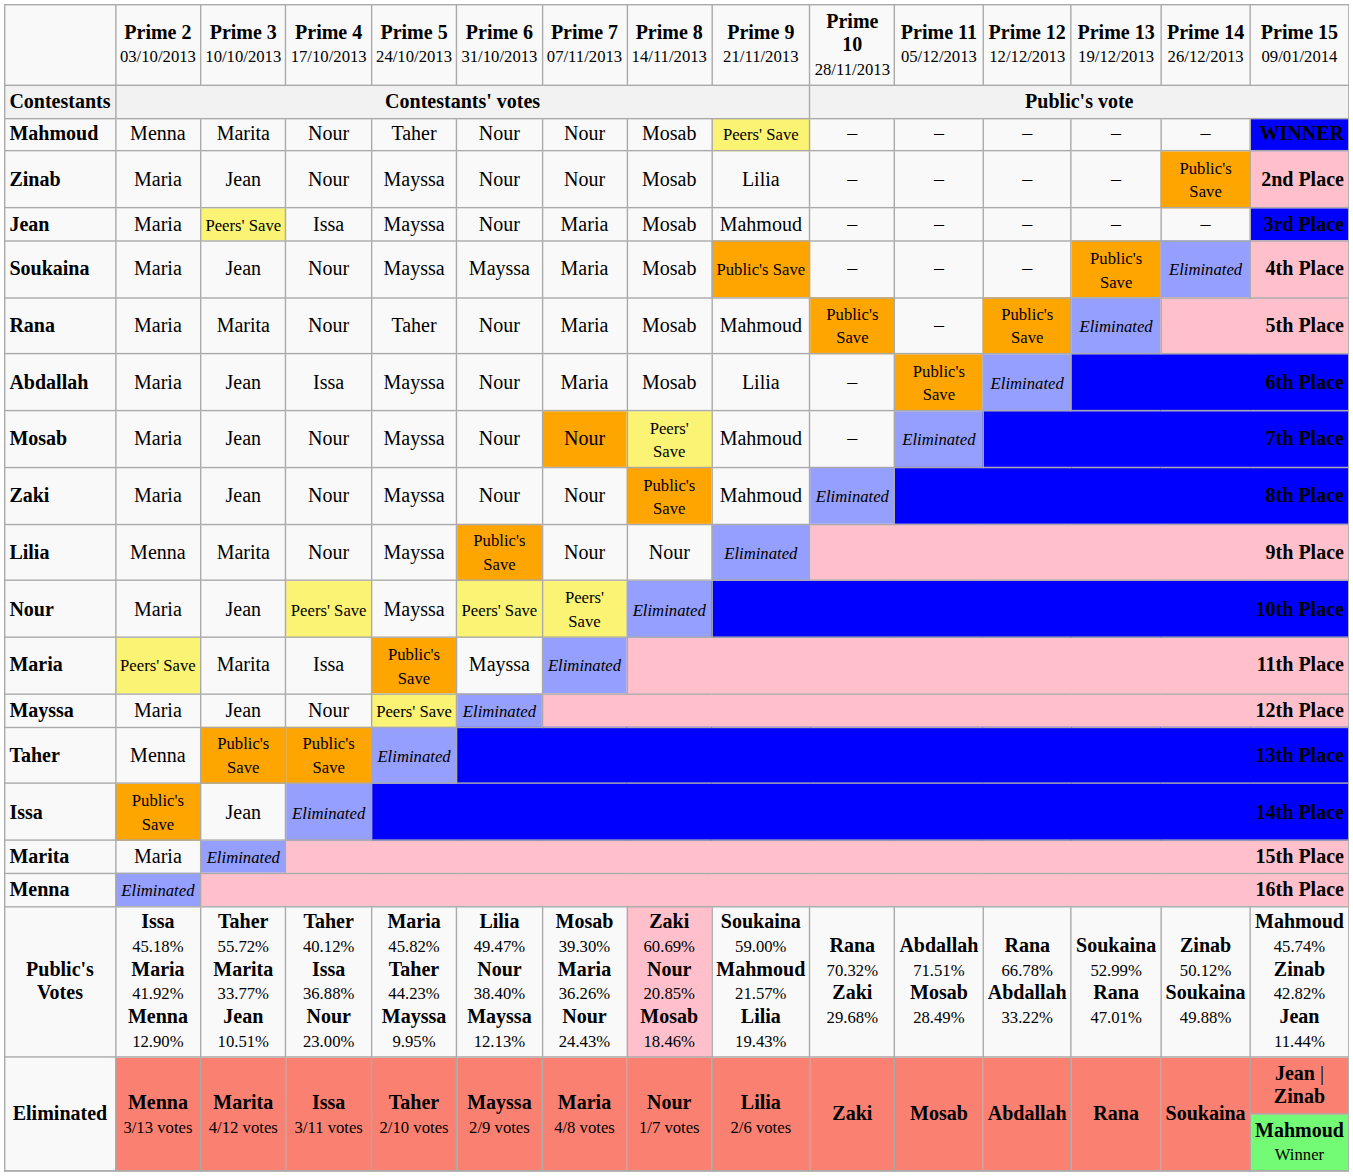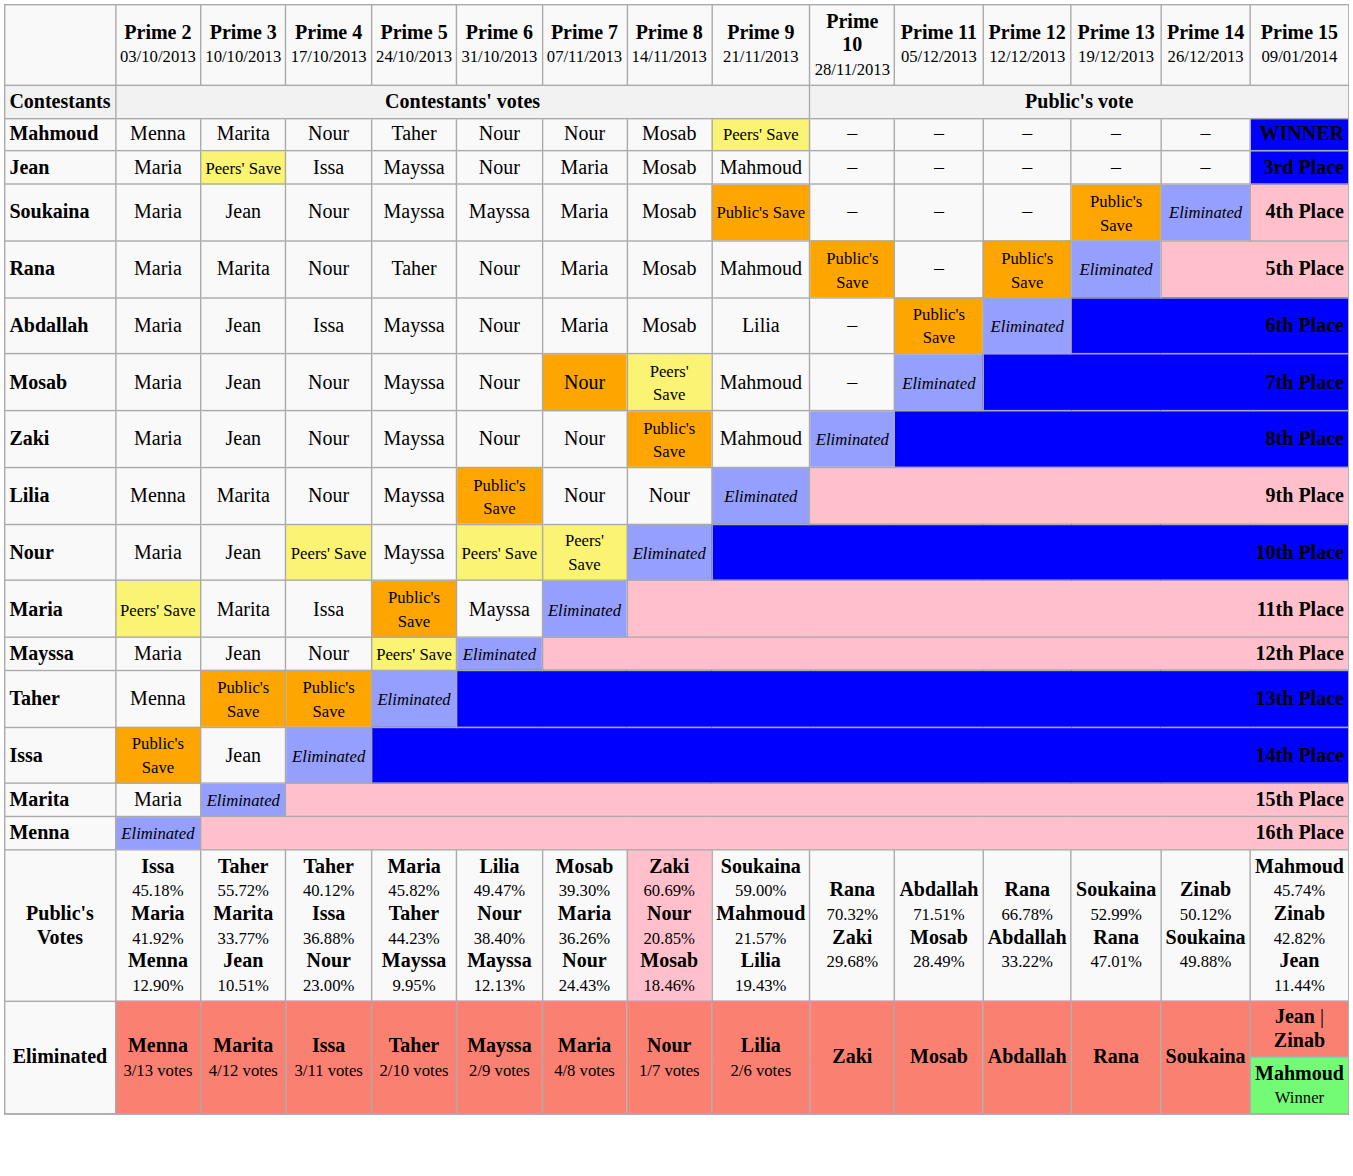- row: (35, 179)
